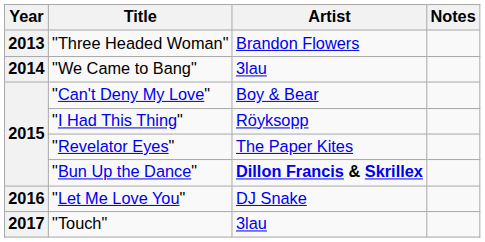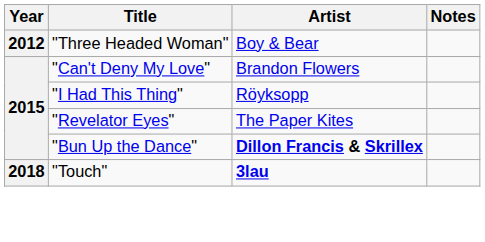(26, 43) 2013 -> (26, 43) 2012
(298, 43) Brandon Flowers -> (277, 43) Boy & Bear
- row: (124, 69)
(277, 95) Boy & Bear -> (298, 69) Brandon Flowers
- row: (119, 198)
(26, 224) 2017 -> (26, 172) 2018
(251, 224) normal -> (252, 172) bold
